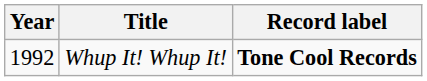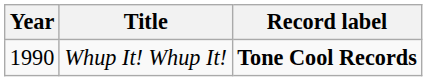(32, 57) 1992 -> (32, 57) 1990
